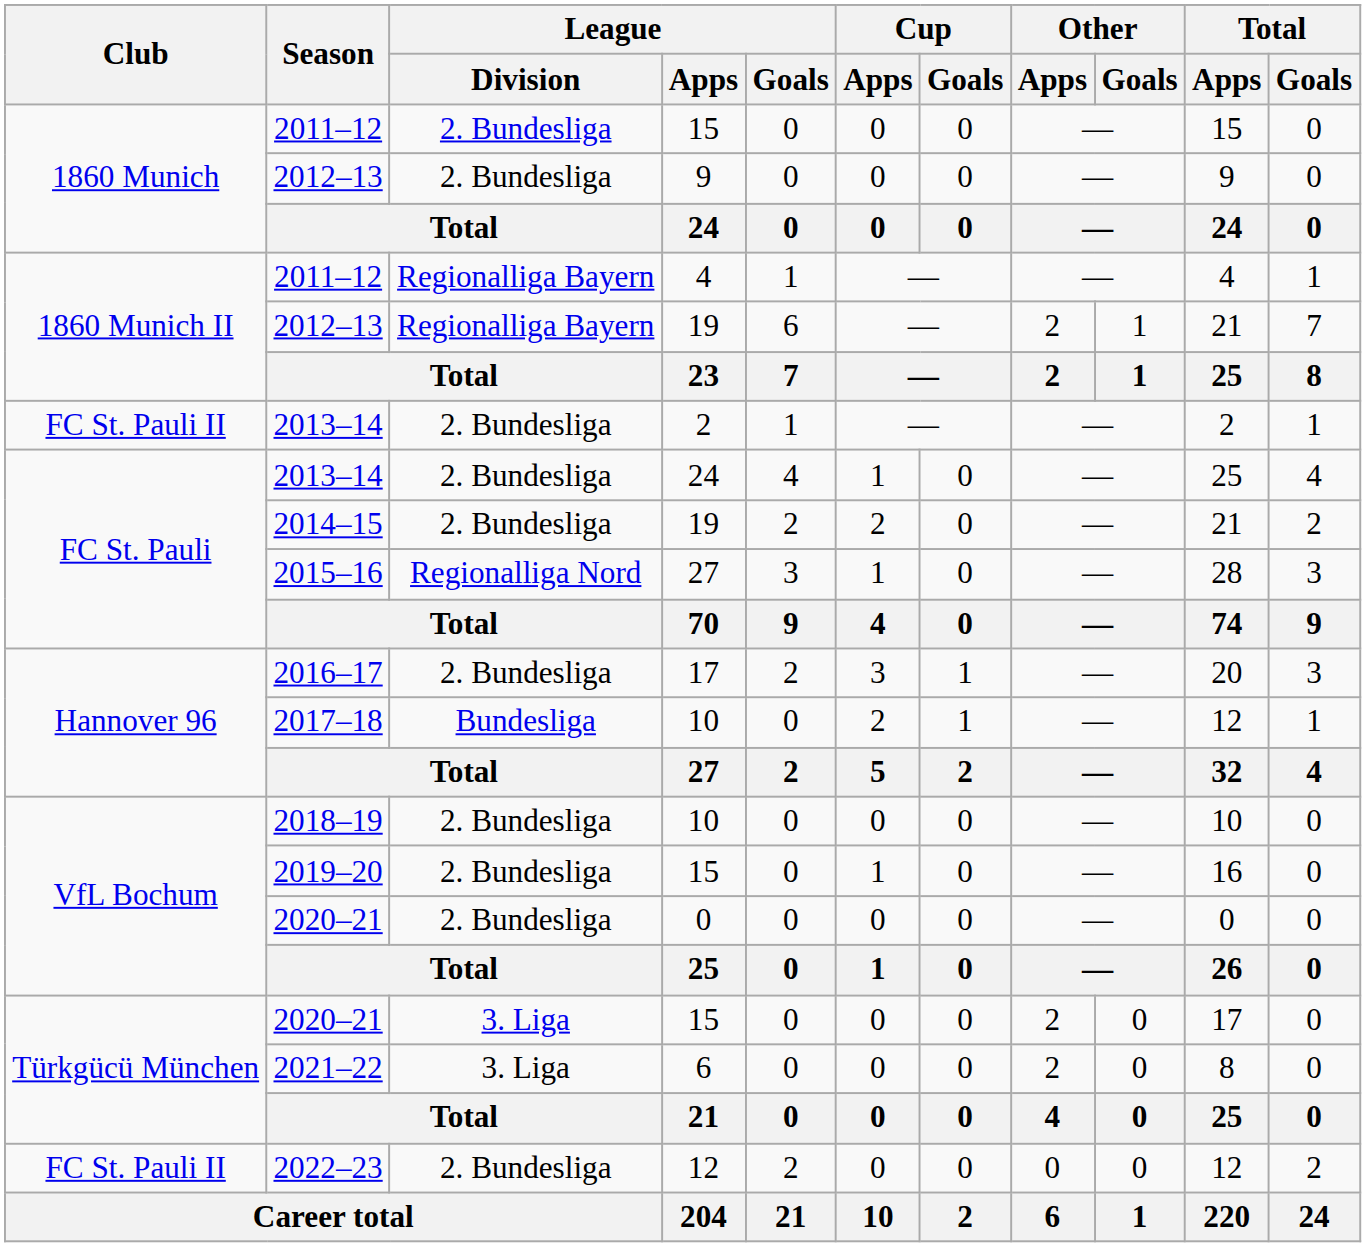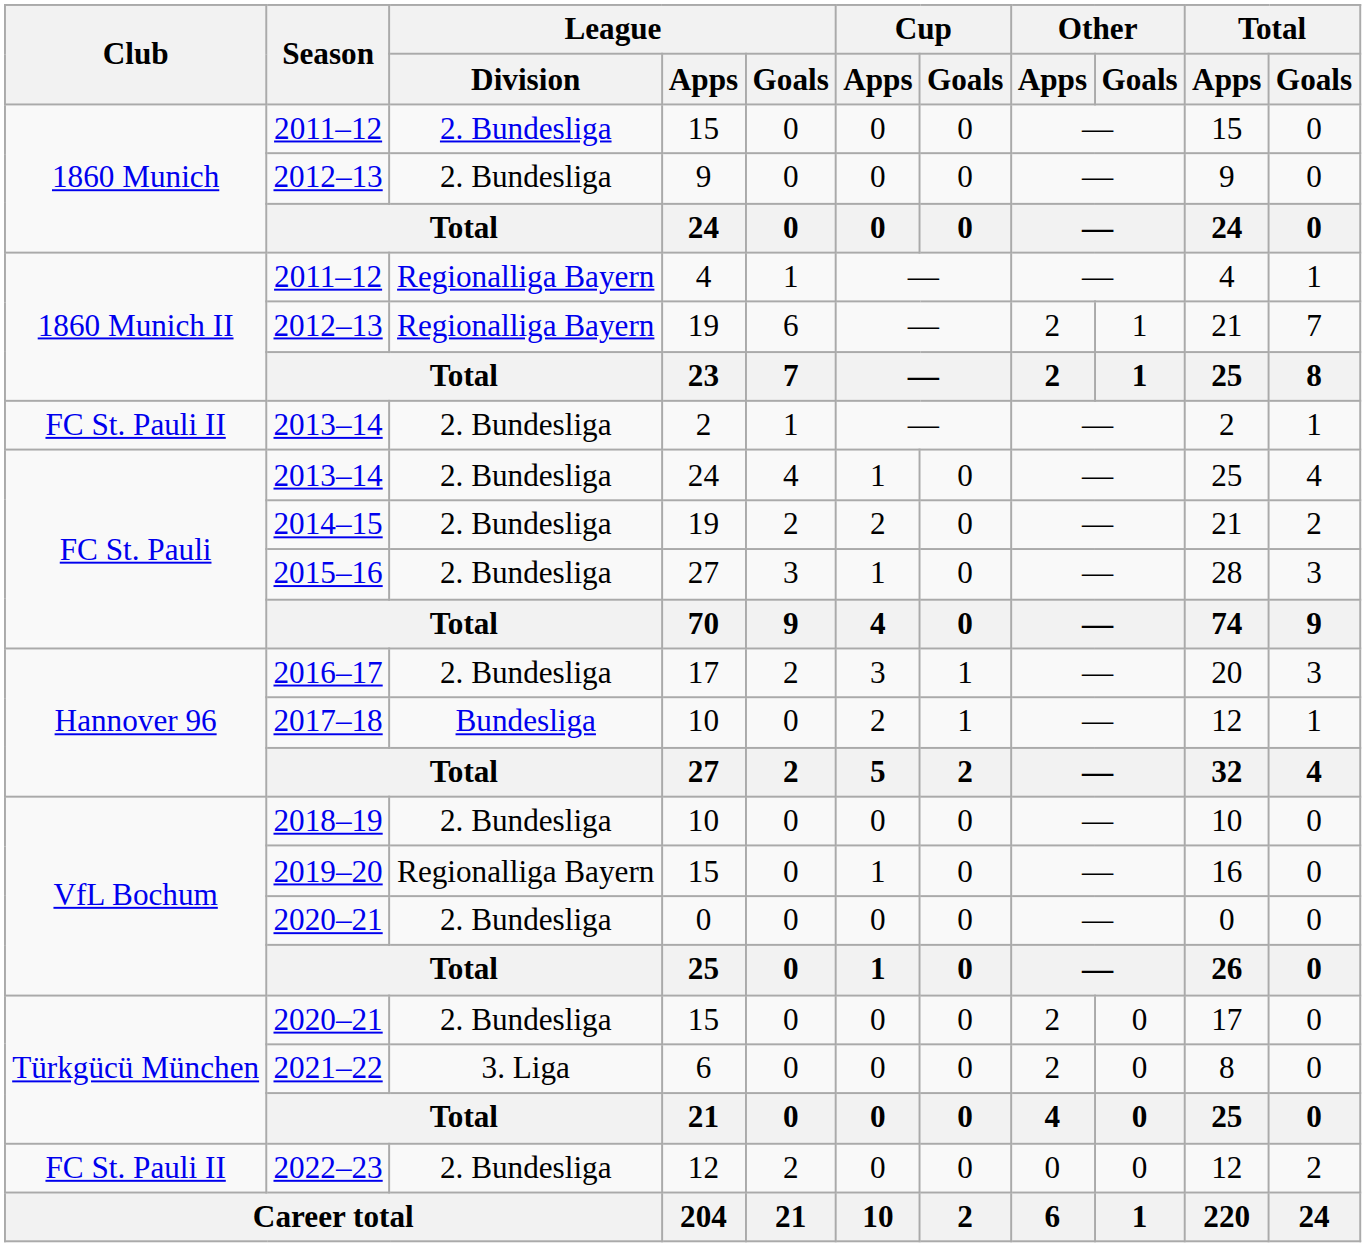(526, 573) Regionalliga Nord -> (526, 573) 2. Bundesliga
(526, 870) 2. Bundesliga -> (526, 870) Regionalliga Bayern
(526, 1018) 3. Liga -> (526, 1018) 2. Bundesliga
